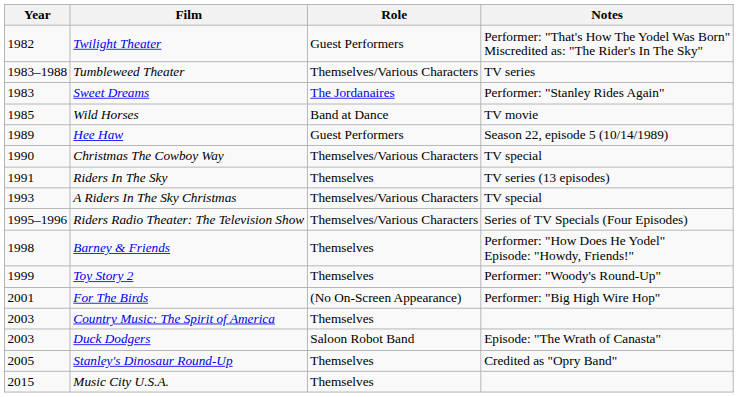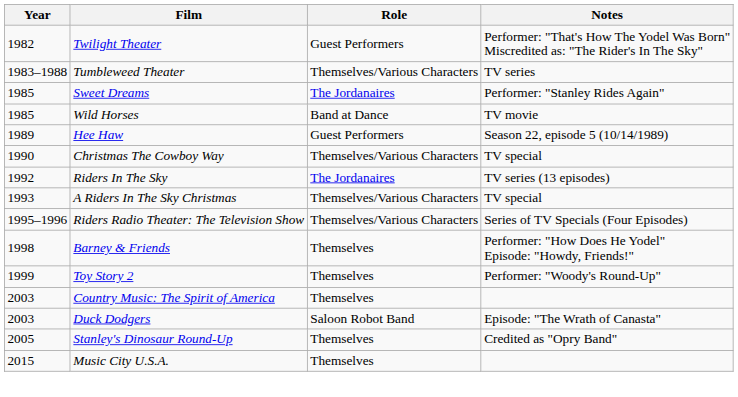(21, 93) 1983 -> (21, 93) 1985
(21, 177) 1991 -> (21, 177) 1992
(342, 177) Themselves -> (352, 177) The Jordanaires
- row: (111, 297)
